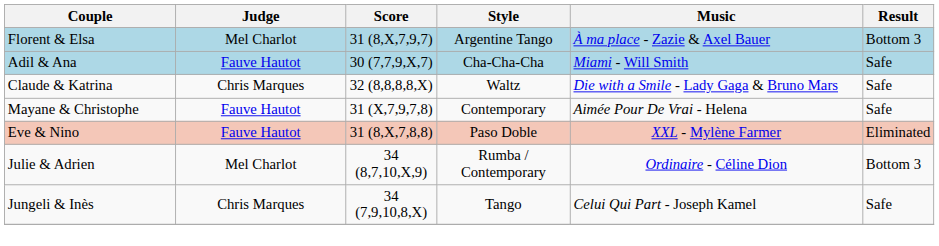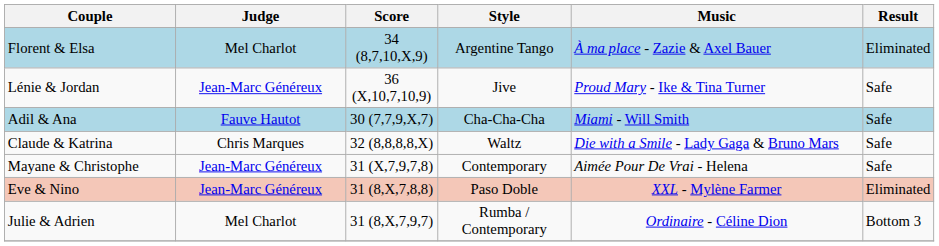(391, 39) 31 (8,X,7,9,7) -> (392, 47) 34 (8,7,10,X,9)
(893, 39) Bottom 3 -> (898, 47) Eliminated
+ row: (54, 87)
(261, 109) Fauve Hautot -> (261, 166) Jean-Marc Généreux
(261, 132) Fauve Hautot -> (261, 189) Jean-Marc Généreux
(391, 164) 34 (8,7,10,X,9) -> (392, 220) 31 (8,X,7,9,7)
- row: (51, 204)
